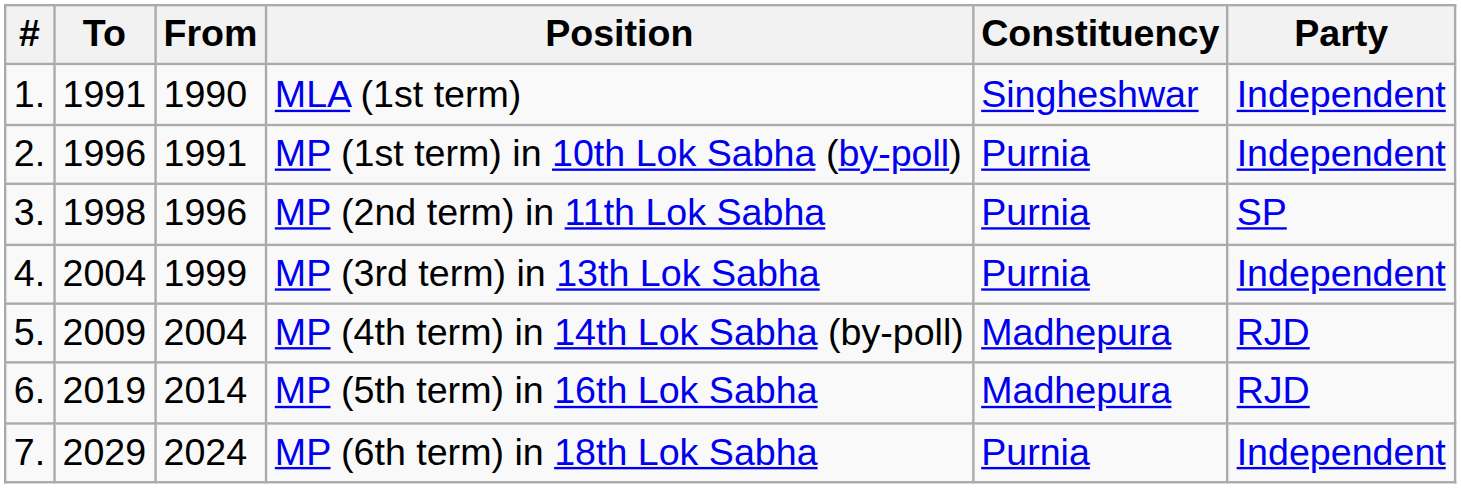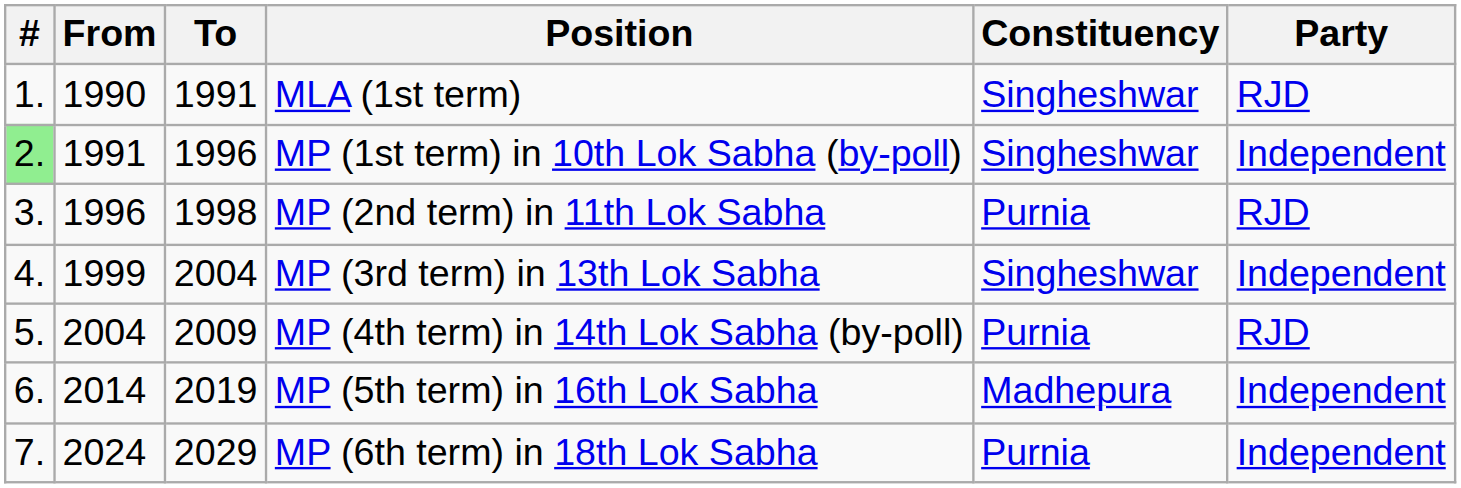columns swapped: (211, 34) <-> (104, 34)
(1341, 93) Independent -> (1273, 93) RJD
(30, 153) no background -> (30, 153) lightgreen background
(1036, 153) Purnia -> (1090, 153) Singheshwar
(1262, 213) SP -> (1273, 213) RJD
(1036, 272) Purnia -> (1090, 272) Singheshwar
(1076, 332) Madhepura -> (1036, 332) Purnia
(1273, 392) RJD -> (1341, 392) Independent
